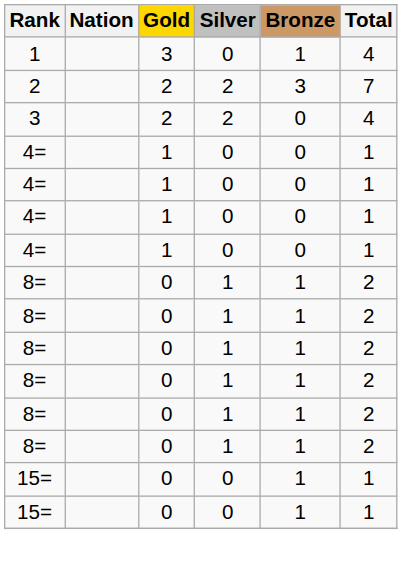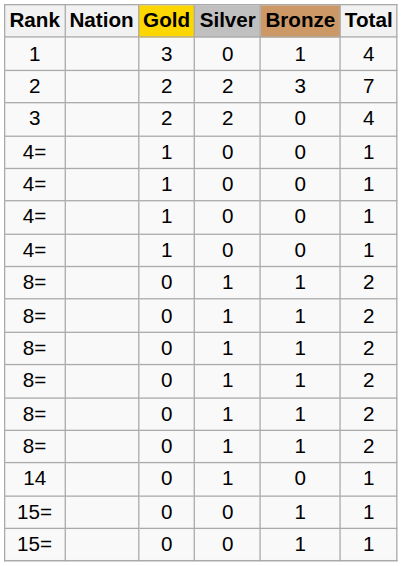+ row: (35, 479)
